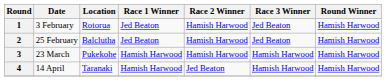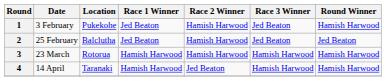(96, 25) Rotorua -> (99, 25) Pukekohe
(349, 39) Hamish Harwood -> (337, 39) Jed Beaton
(99, 54) Pukekohe -> (96, 54) Rotorua
